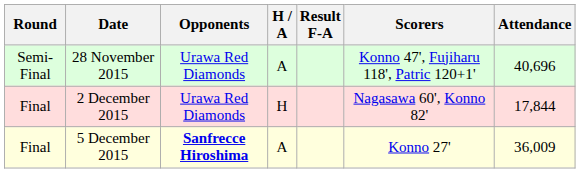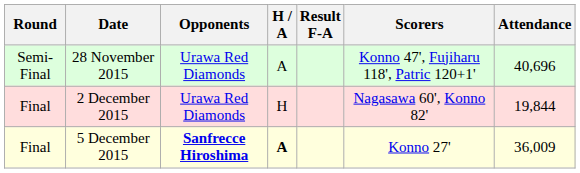(535, 106) 17,844 -> (535, 106) 19,844
(282, 147) normal -> (282, 147) bold
